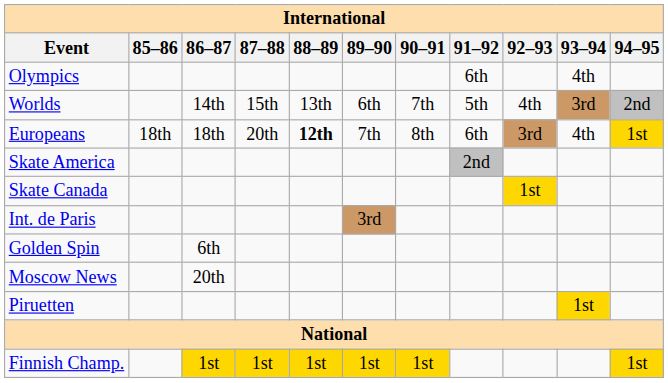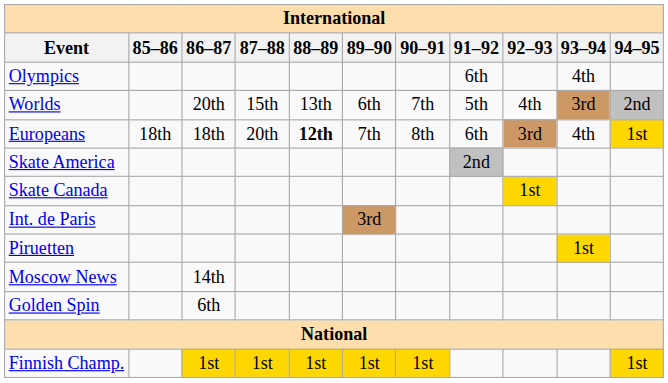(209, 104) 14th -> (209, 104) 20th
rows swapped: (54, 248) <-> (41, 305)
(209, 276) 20th -> (209, 276) 14th
